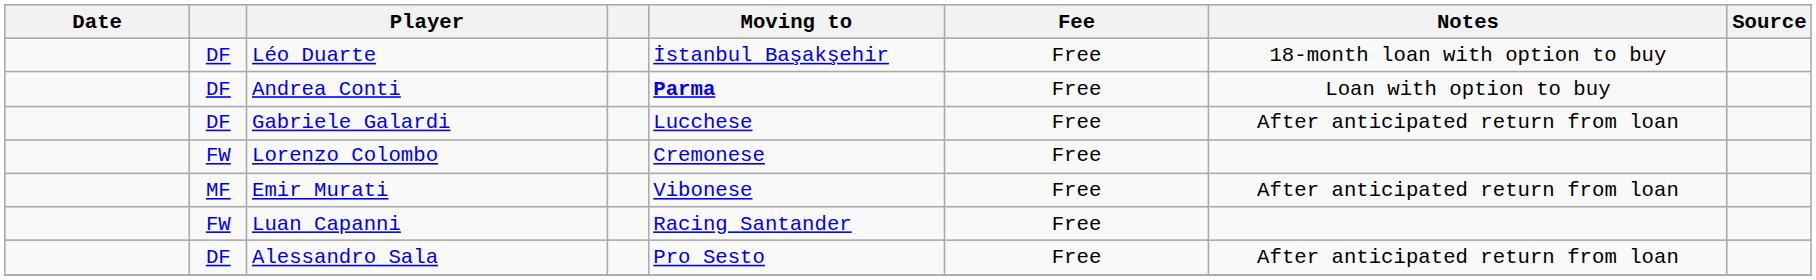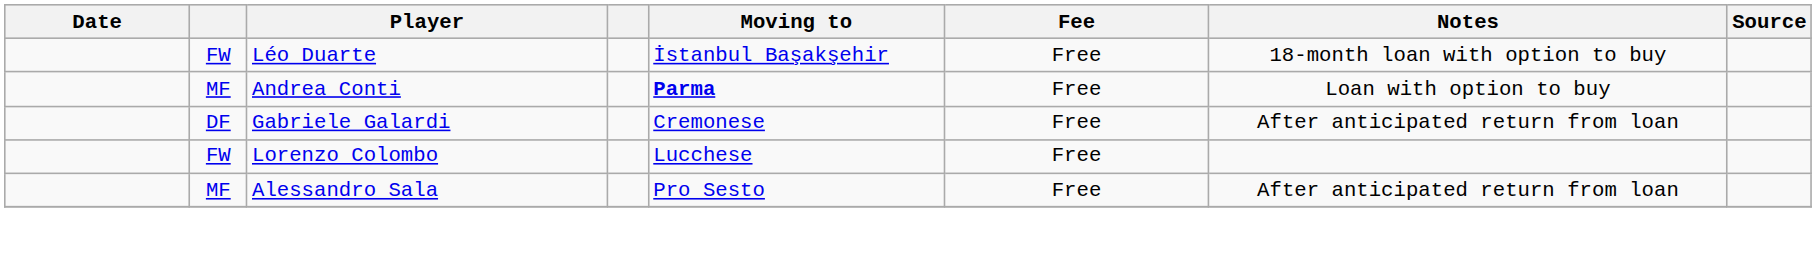(218, 55) DF -> (218, 55) FW
(218, 89) DF -> (218, 89) MF
(703, 123) Lucchese -> (709, 123) Cremonese
(709, 156) Cremonese -> (703, 156) Lucchese
- row: (320, 190)
- row: (326, 224)
(218, 257) DF -> (218, 190) MF
